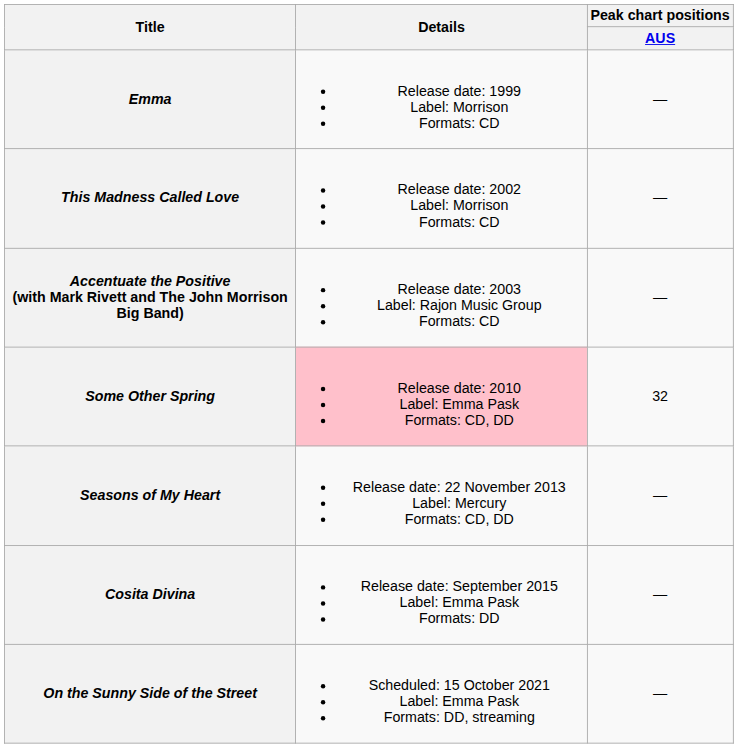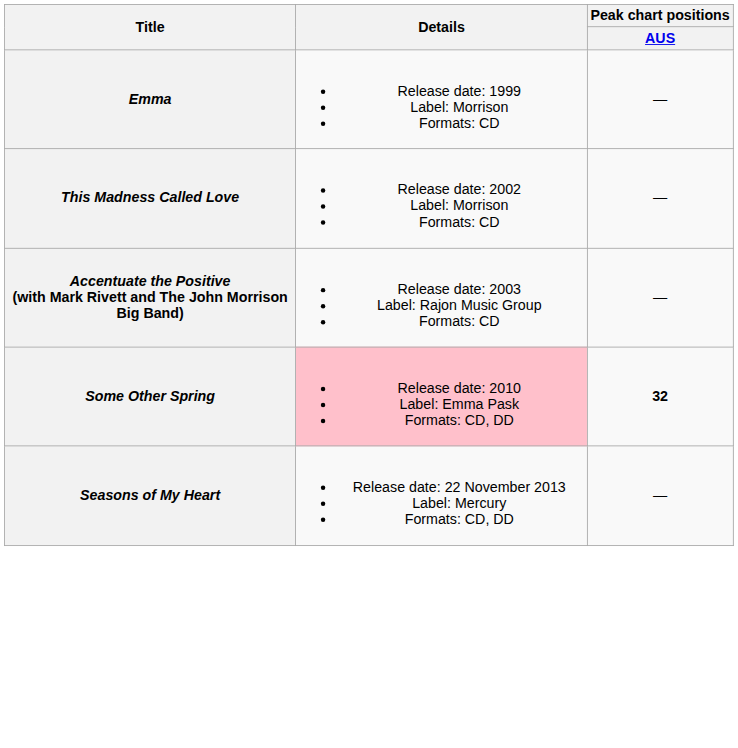(660, 396) normal -> (660, 396) bold
- row: (150, 594)
- row: (150, 693)
